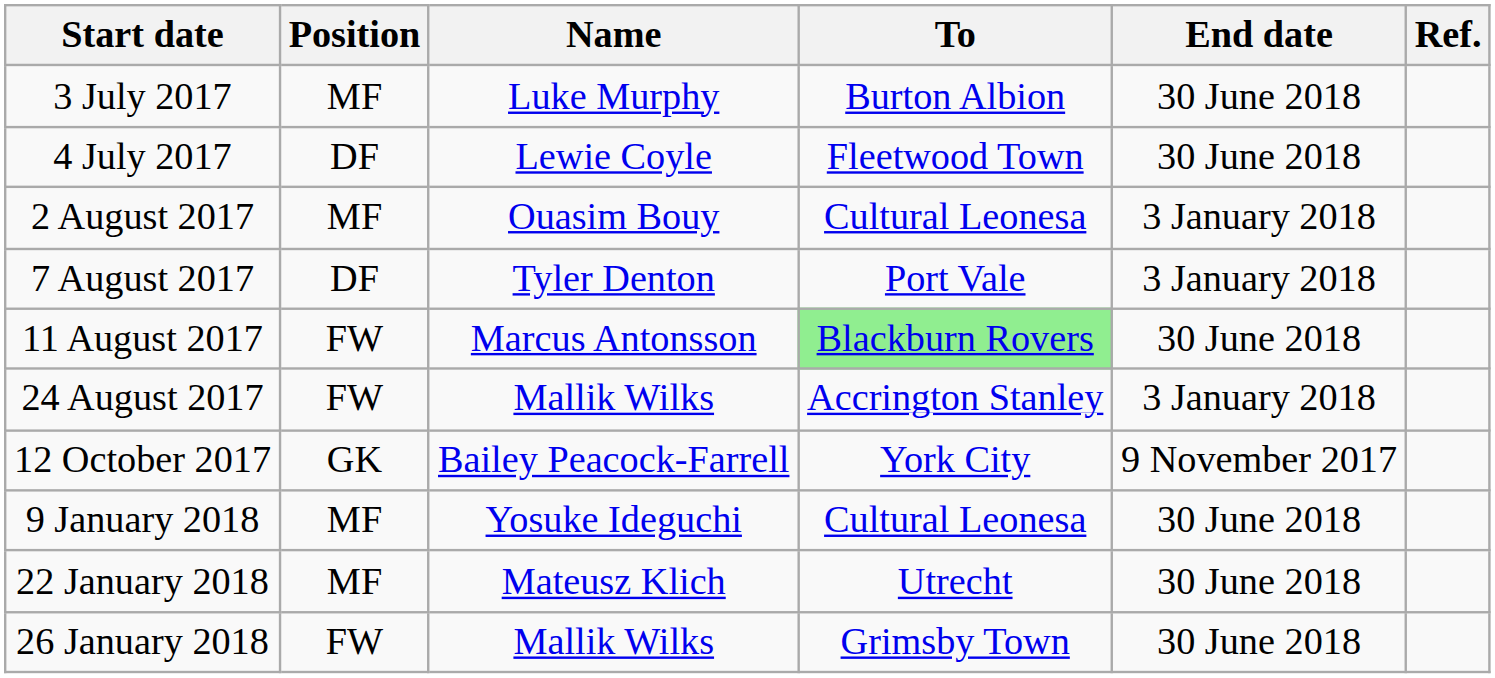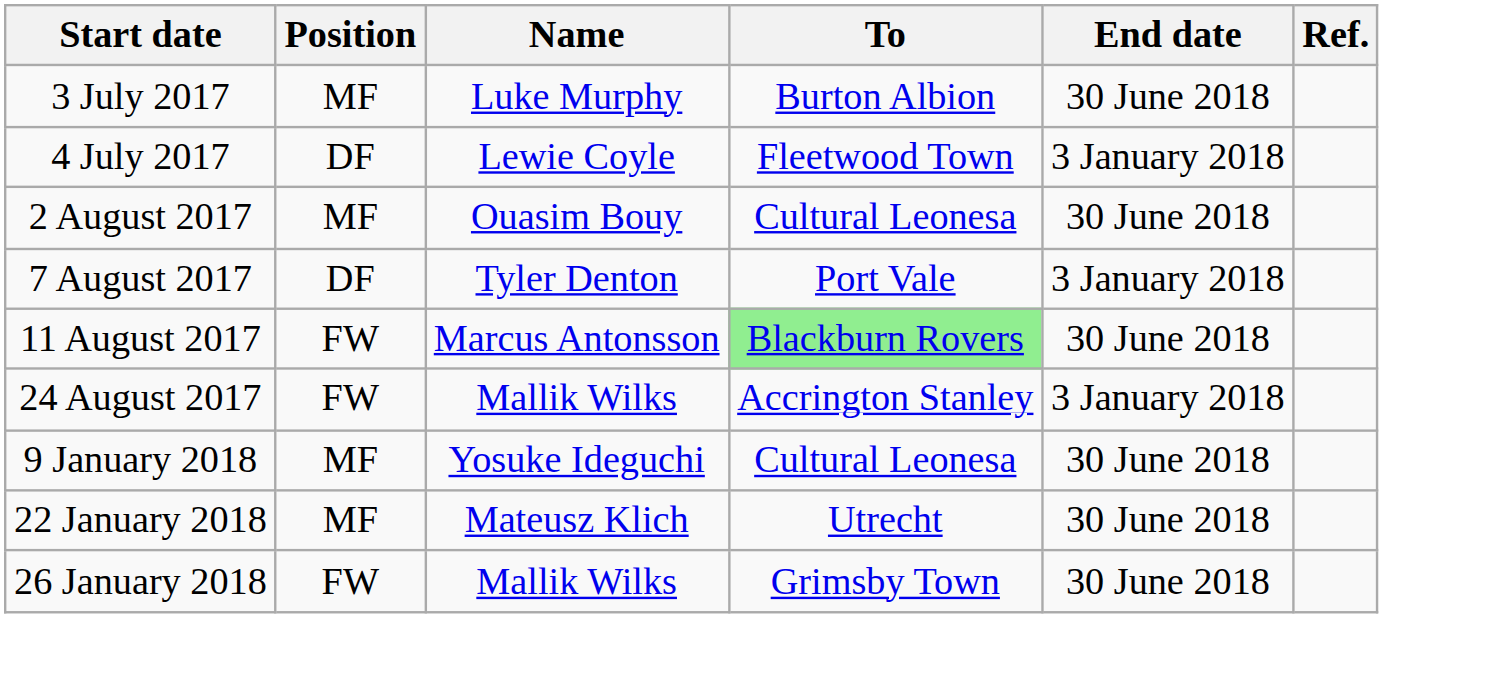(1259, 156) 30 June 2018 -> (1168, 156) 3 January 2018
(1259, 216) 3 January 2018 -> (1168, 216) 30 June 2018
- row: (143, 459)
